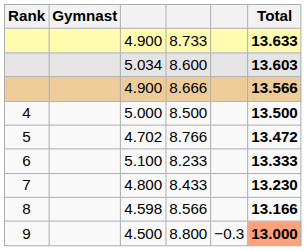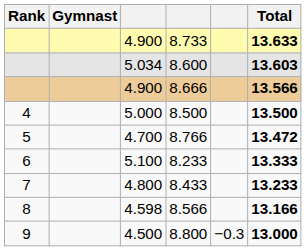(143, 137) 4.702 -> (143, 137) 4.700
(275, 185) 13.230 -> (275, 185) 13.233
(275, 233) lightsalmon background -> (275, 233) no background
